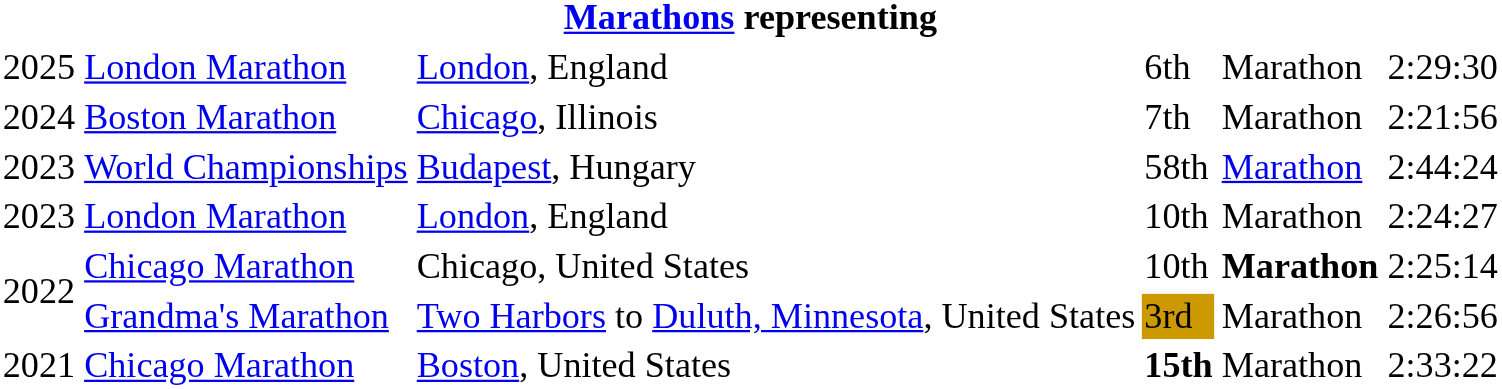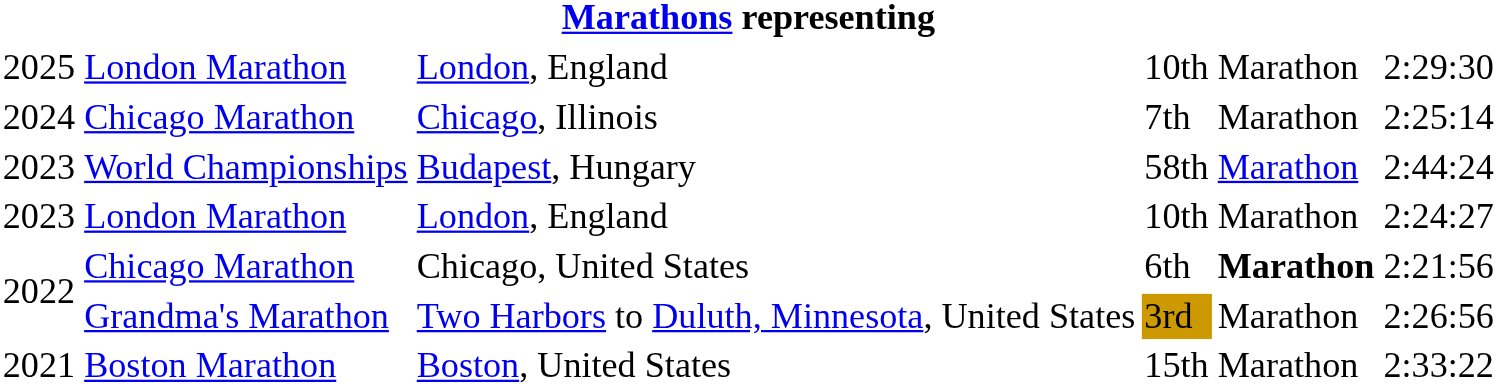(1167, 67) 6th -> (1177, 67) 10th
(210, 116) Boston Marathon -> (219, 116) Chicago Marathon
(1443, 116) 2:21:56 -> (1439, 116) 2:25:14
(1177, 266) 10th -> (1167, 266) 6th
(1443, 266) 2:25:14 -> (1439, 266) 2:21:56
(219, 365) Chicago Marathon -> (210, 365) Boston Marathon
(1179, 365) bold -> (1177, 365) normal
